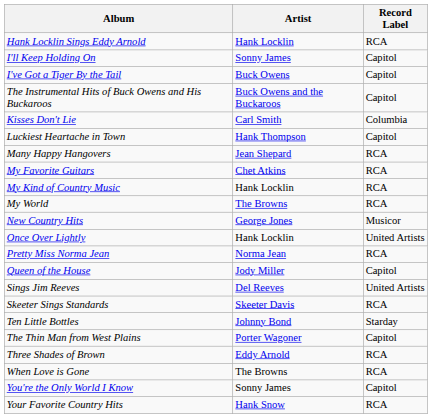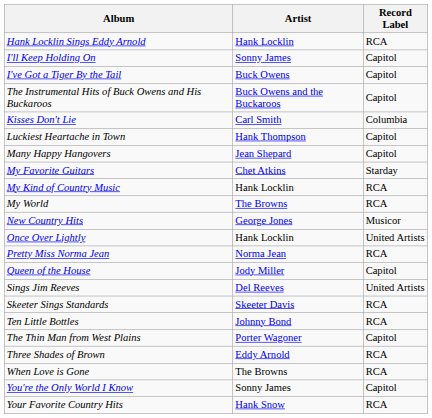(376, 153) RCA -> (381, 153) Capitol
(376, 170) RCA -> (382, 170) Starday
(382, 321) Starday -> (376, 321) RCA
